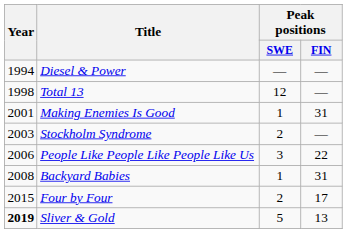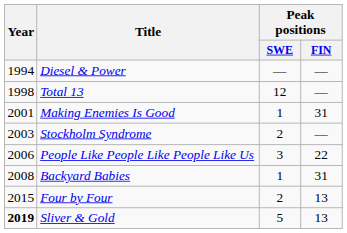(321, 197) 17 -> (321, 197) 13
